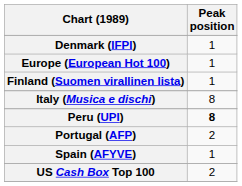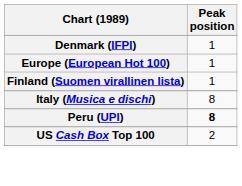- row: (96, 136)
- row: (96, 154)
